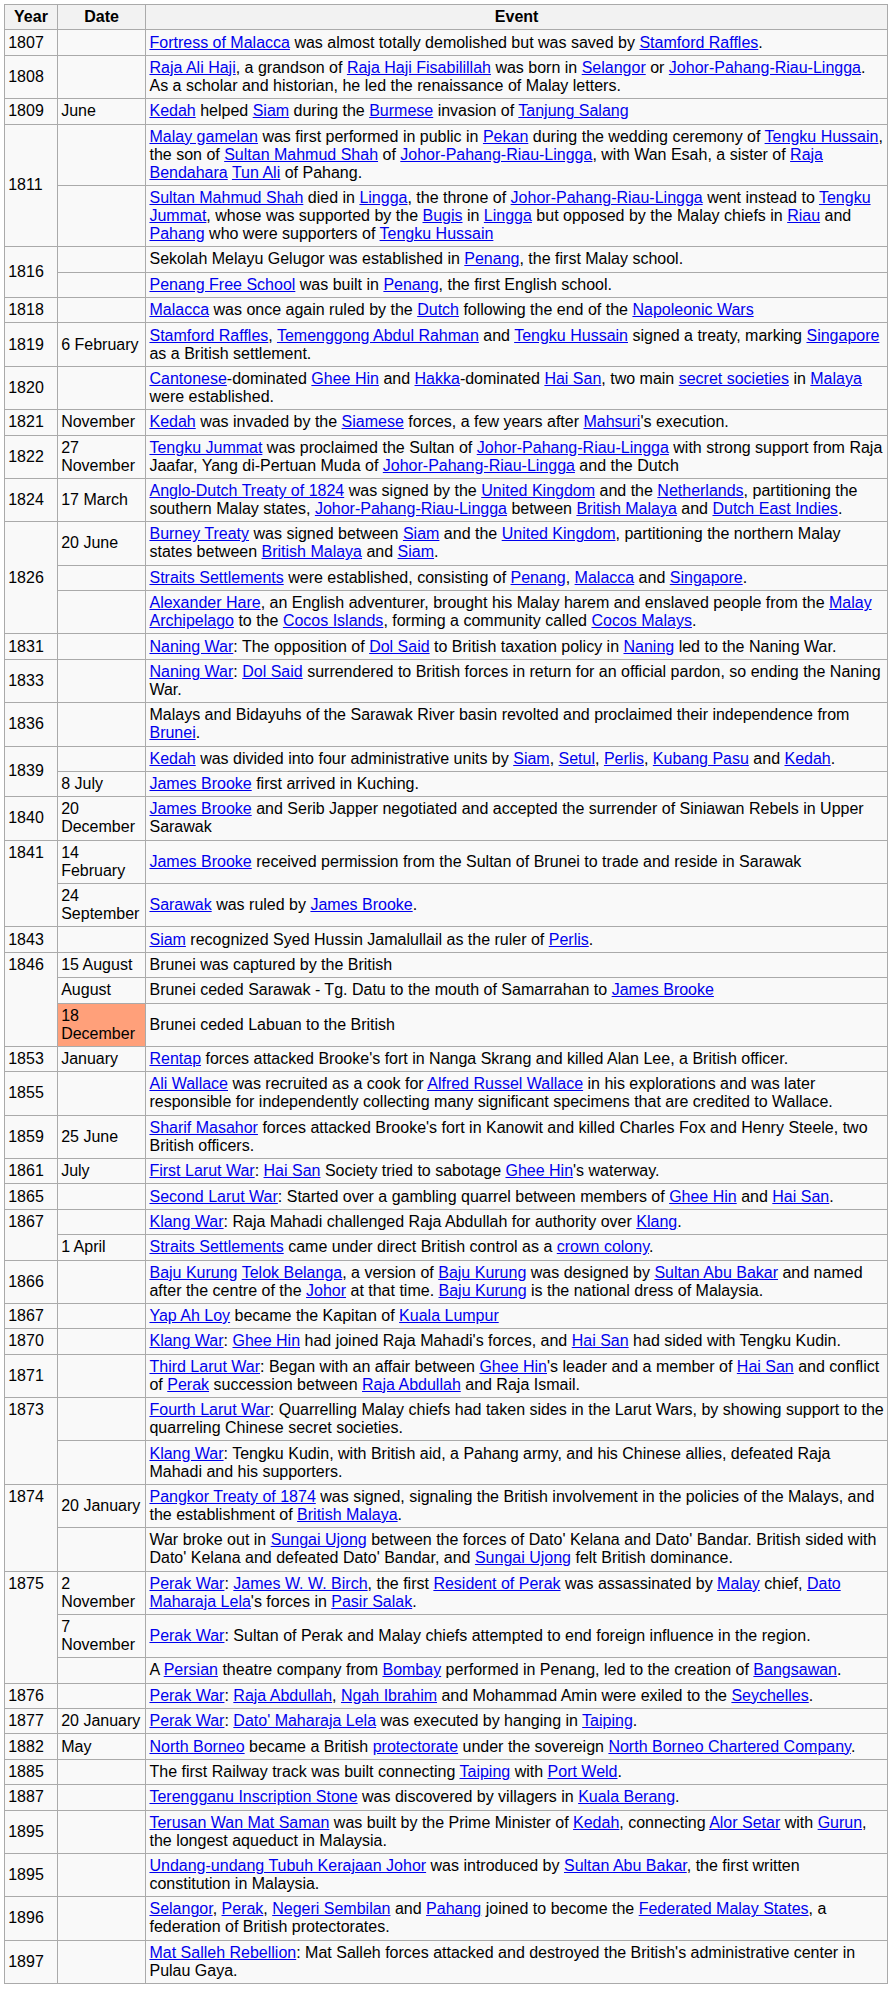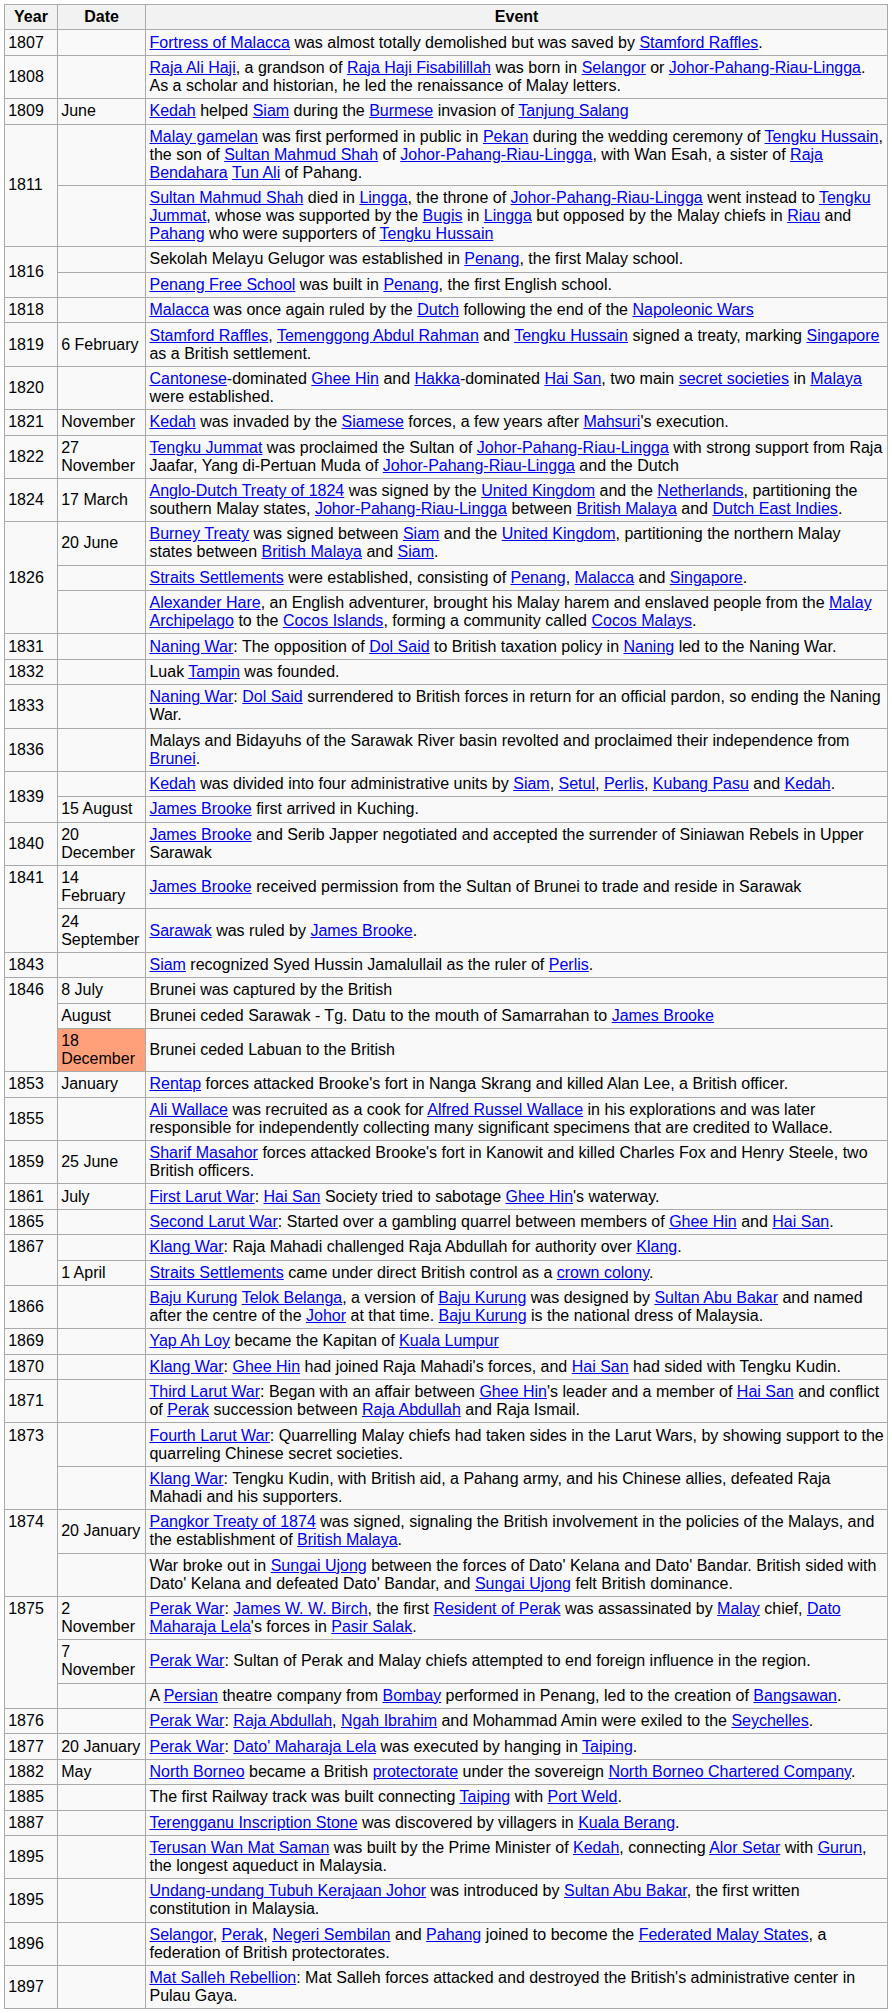+ row: (244, 671)
(82, 784) 8 July -> (97, 809) 15 August
(97, 964) 15 August -> (82, 990) 8 July
(26, 1316) 1867 -> (26, 1341) 1869
